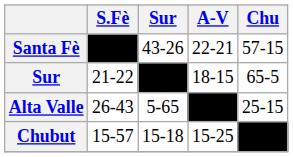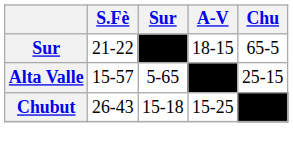- row: (46, 48)
(113, 107) 26-43 -> (113, 77) 15-57
(113, 136) 15-57 -> (113, 107) 26-43
